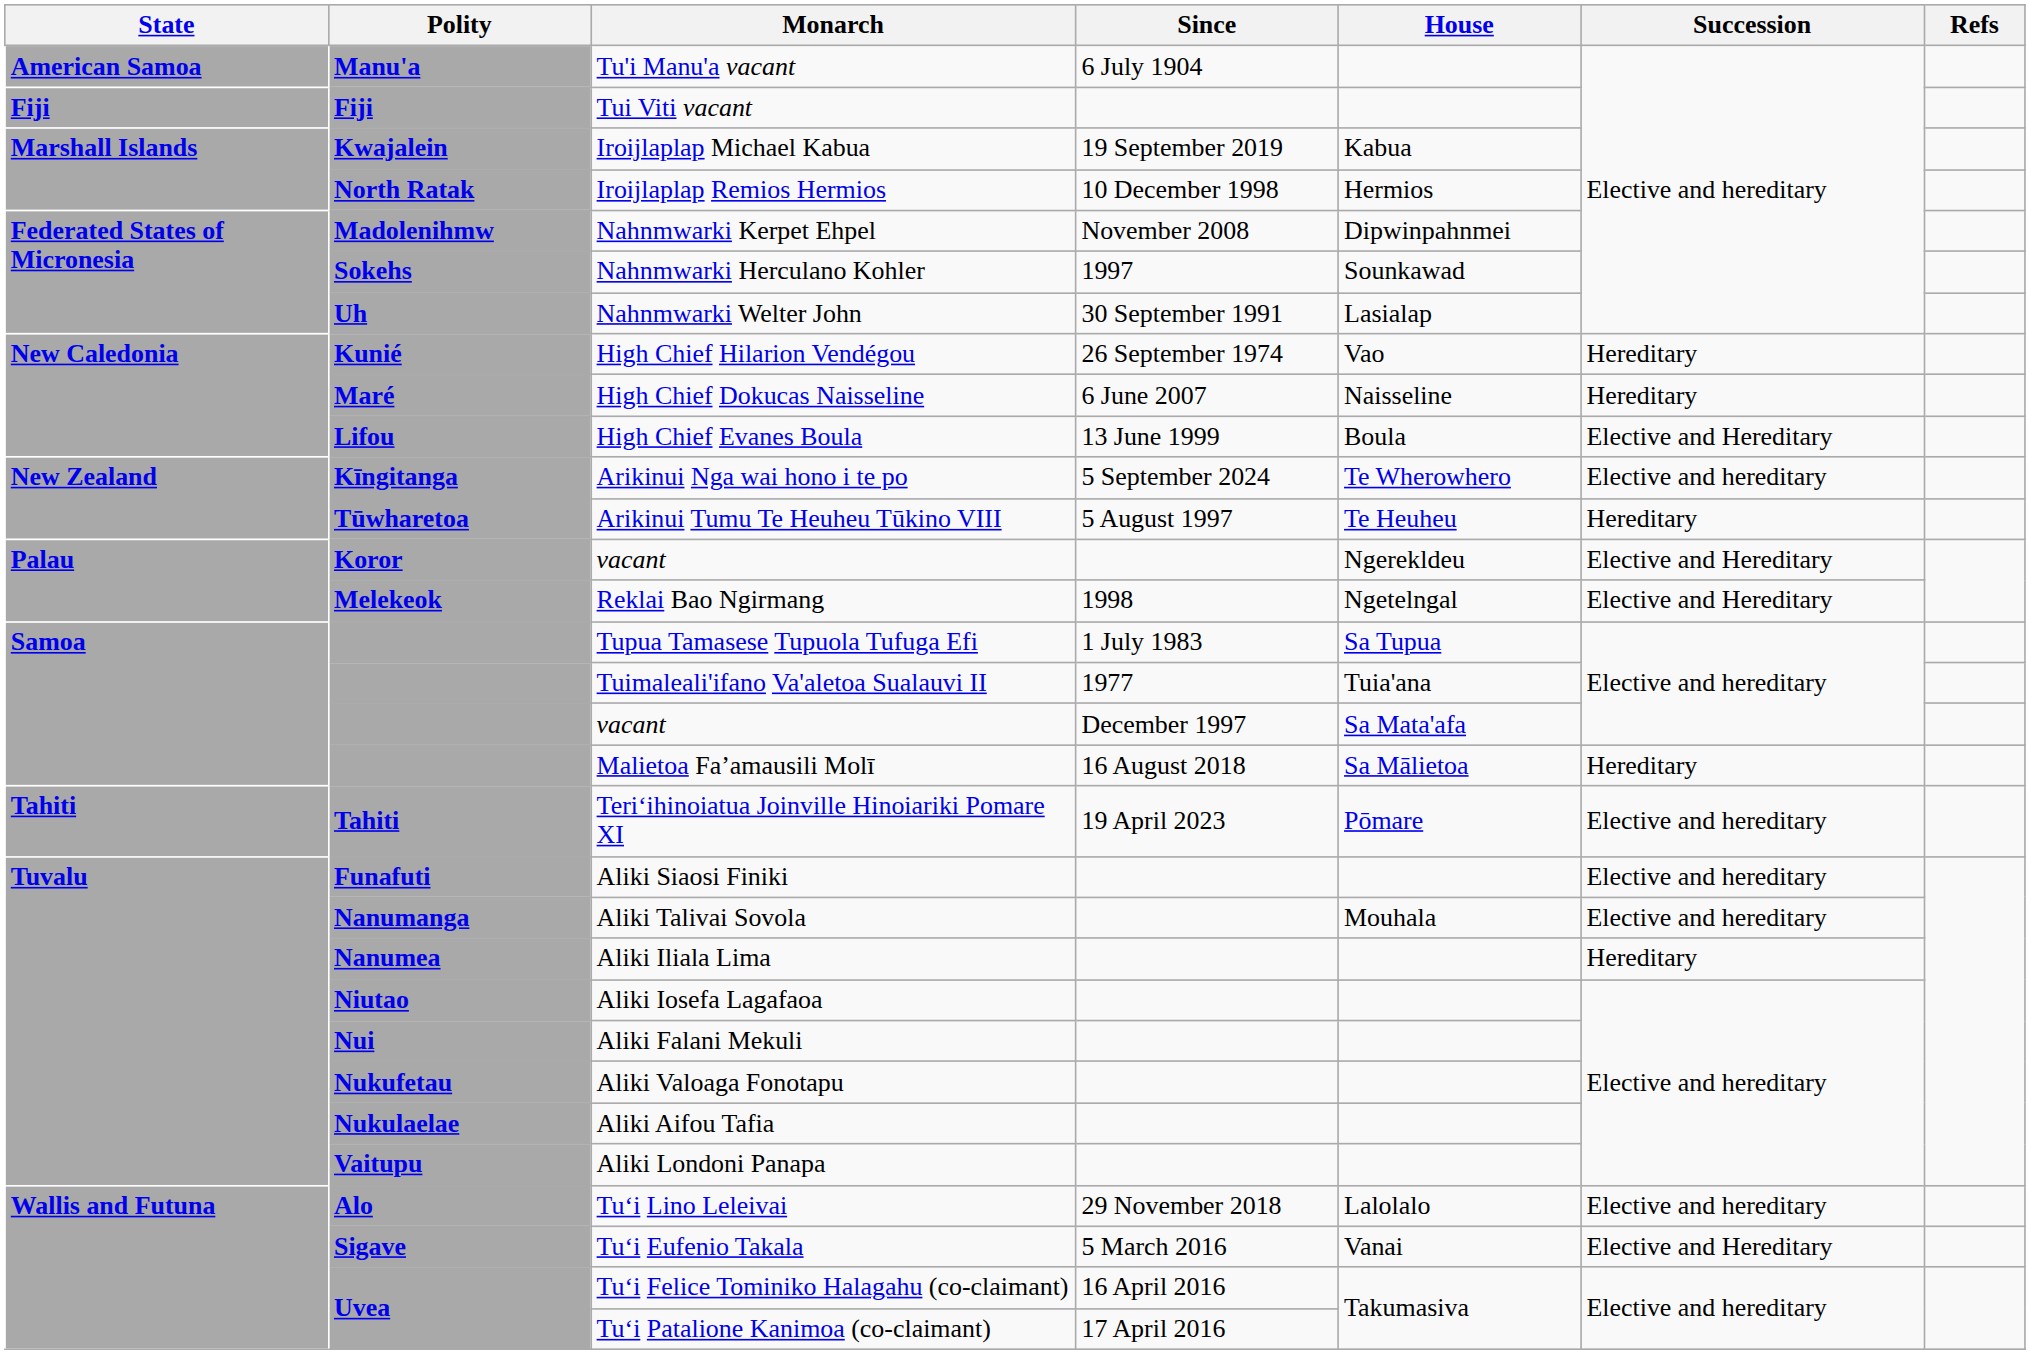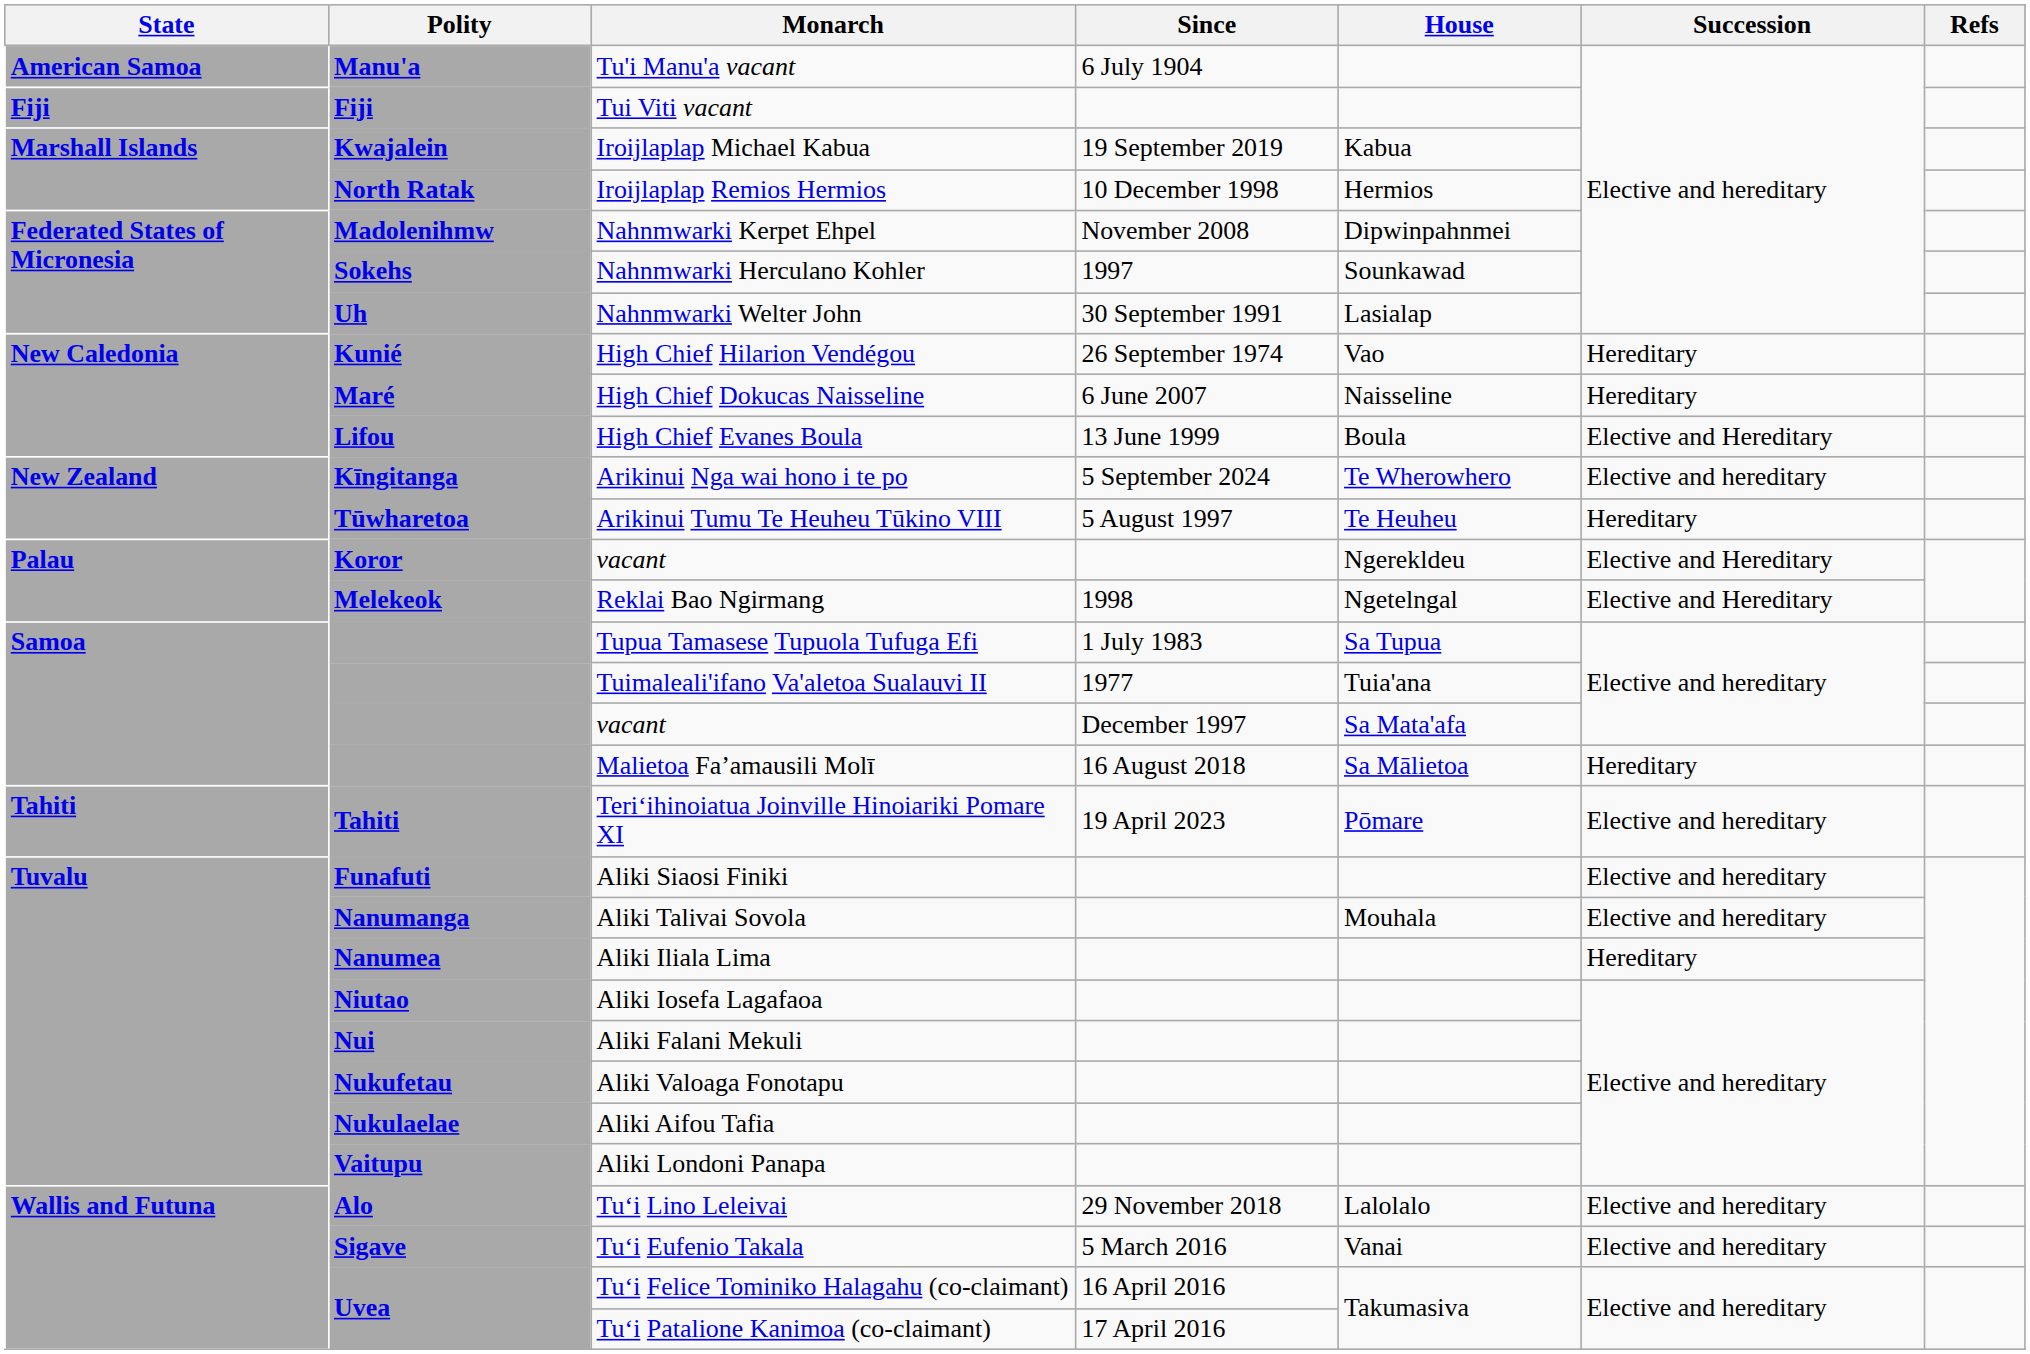(1709, 1246) Elective and Hereditary -> (1707, 1246) Elective and hereditary
